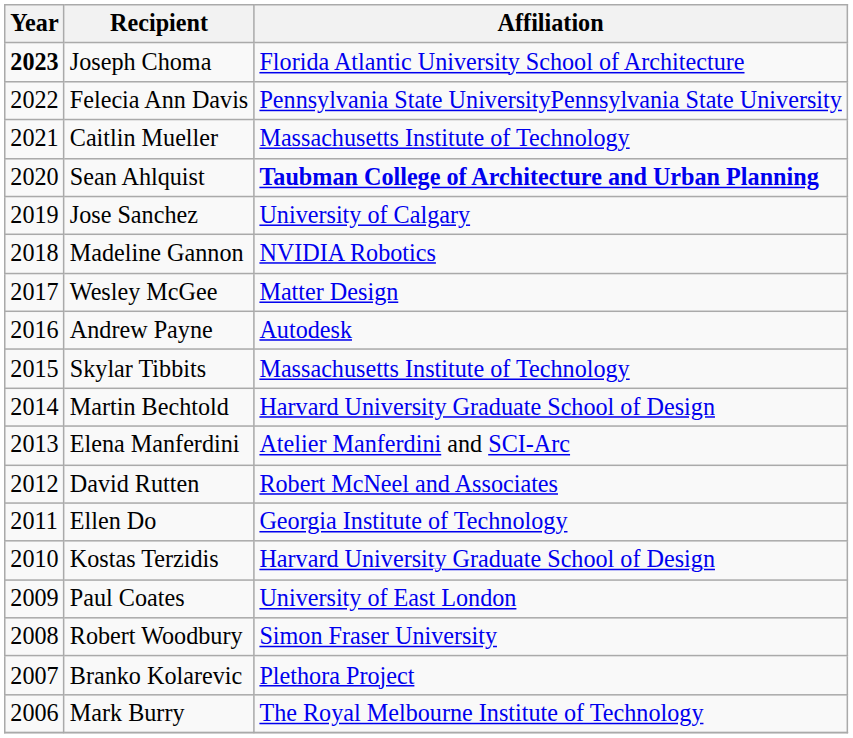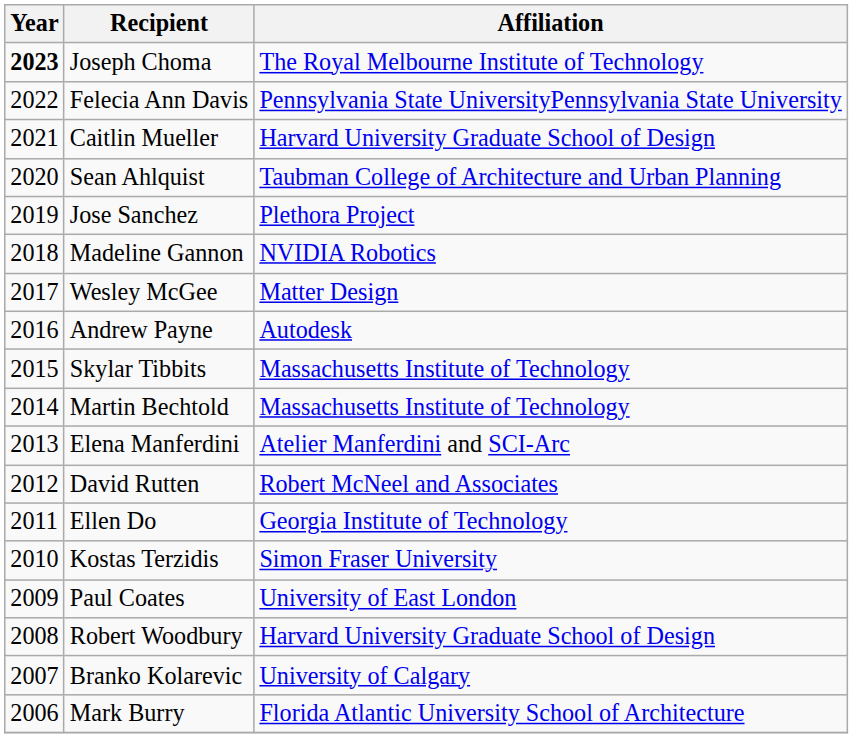(502, 61) Florida Atlantic University School of Architecture -> (481, 61) The Royal Melbourne Institute of Technology
(445, 138) Massachusetts Institute of Technology -> (487, 138) Harvard University Graduate School of Design
(539, 176) bold -> (520, 176) normal
(365, 215) University of Calgary -> (337, 215) Plethora Project
(487, 406) Harvard University Graduate School of Design -> (445, 406) Massachusetts Institute of Technology
(487, 560) Harvard University Graduate School of Design -> (378, 560) Simon Fraser University
(378, 636) Simon Fraser University -> (487, 636) Harvard University Graduate School of Design
(337, 675) Plethora Project -> (365, 675) University of Calgary
(481, 713) The Royal Melbourne Institute of Technology -> (502, 713) Florida Atlantic University School of Architecture
